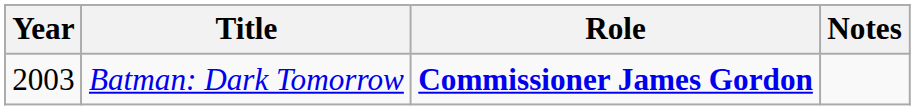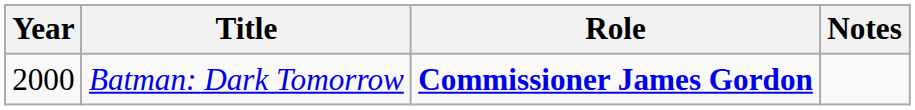(43, 78) 2003 -> (43, 78) 2000
